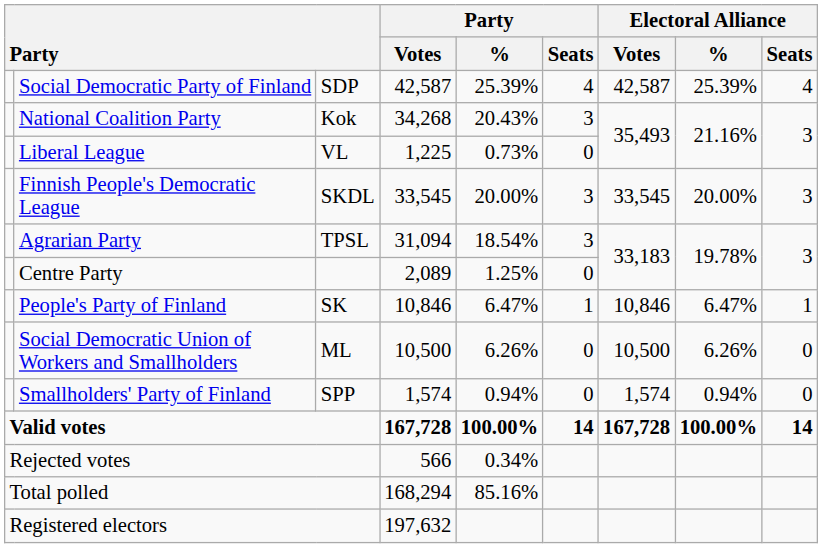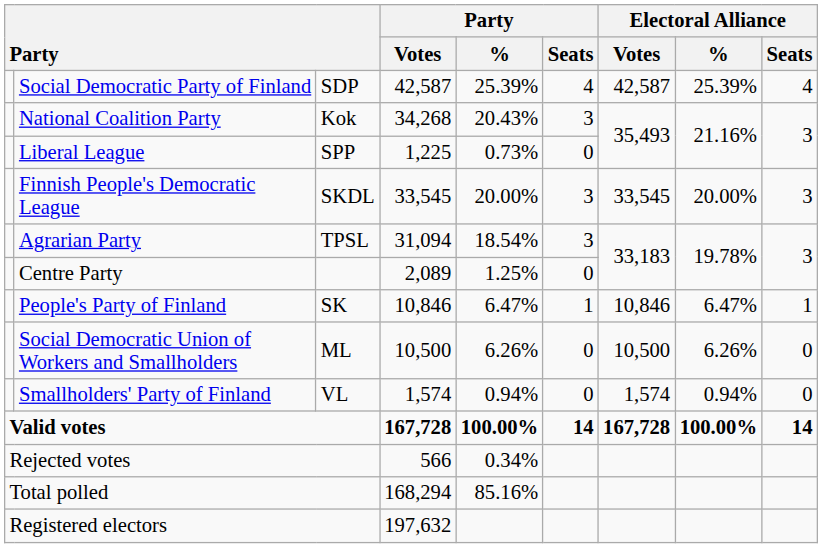(335, 151) VL -> (338, 151) SPP
(338, 394) SPP -> (335, 394) VL
